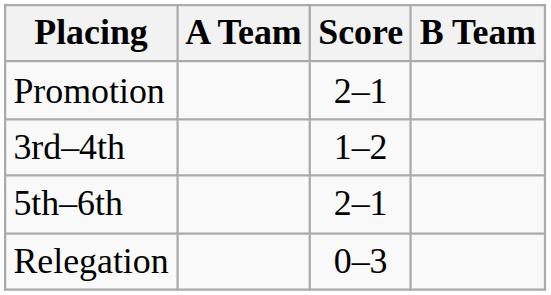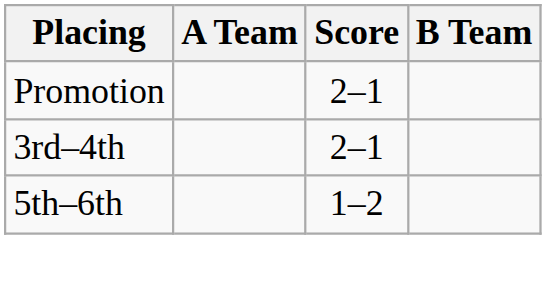(361, 146) 1–2 -> (357, 146) 2–1
(361, 203) 2–1 -> (357, 203) 1–2
- row: (91, 260)
